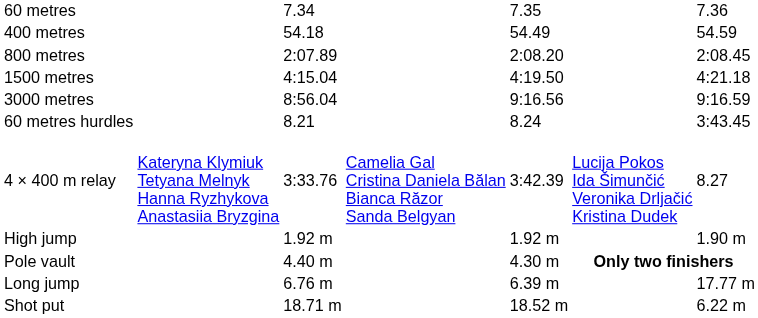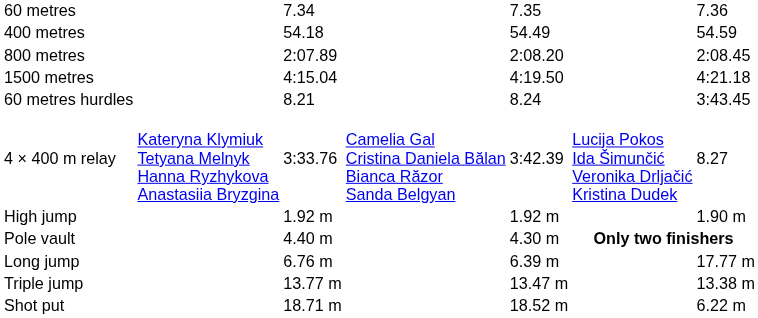- row: (49, 99)
+ row: (44, 283)
